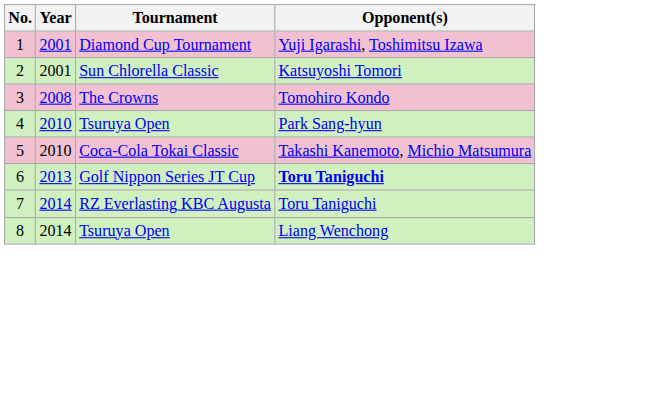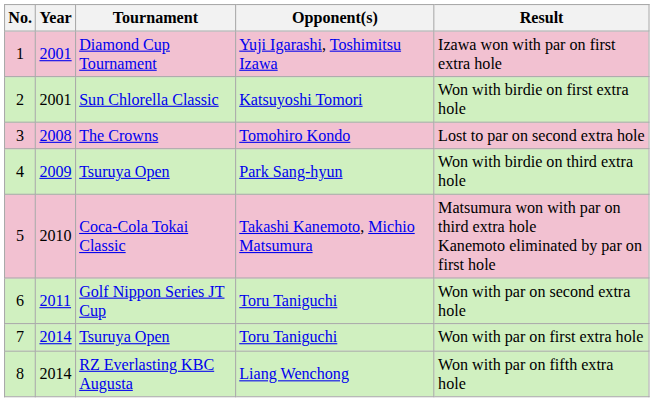+ column: (542, 17)
(56, 124) 2010 -> (56, 171) 2009
(56, 177) 2013 -> (55, 301) 2011
(331, 177) bold -> (288, 301) normal
(175, 203) RZ Everlasting KBC Augusta -> (124, 337) Tsuruya Open
(124, 230) Tsuruya Open -> (147, 373) RZ Everlasting KBC Augusta
